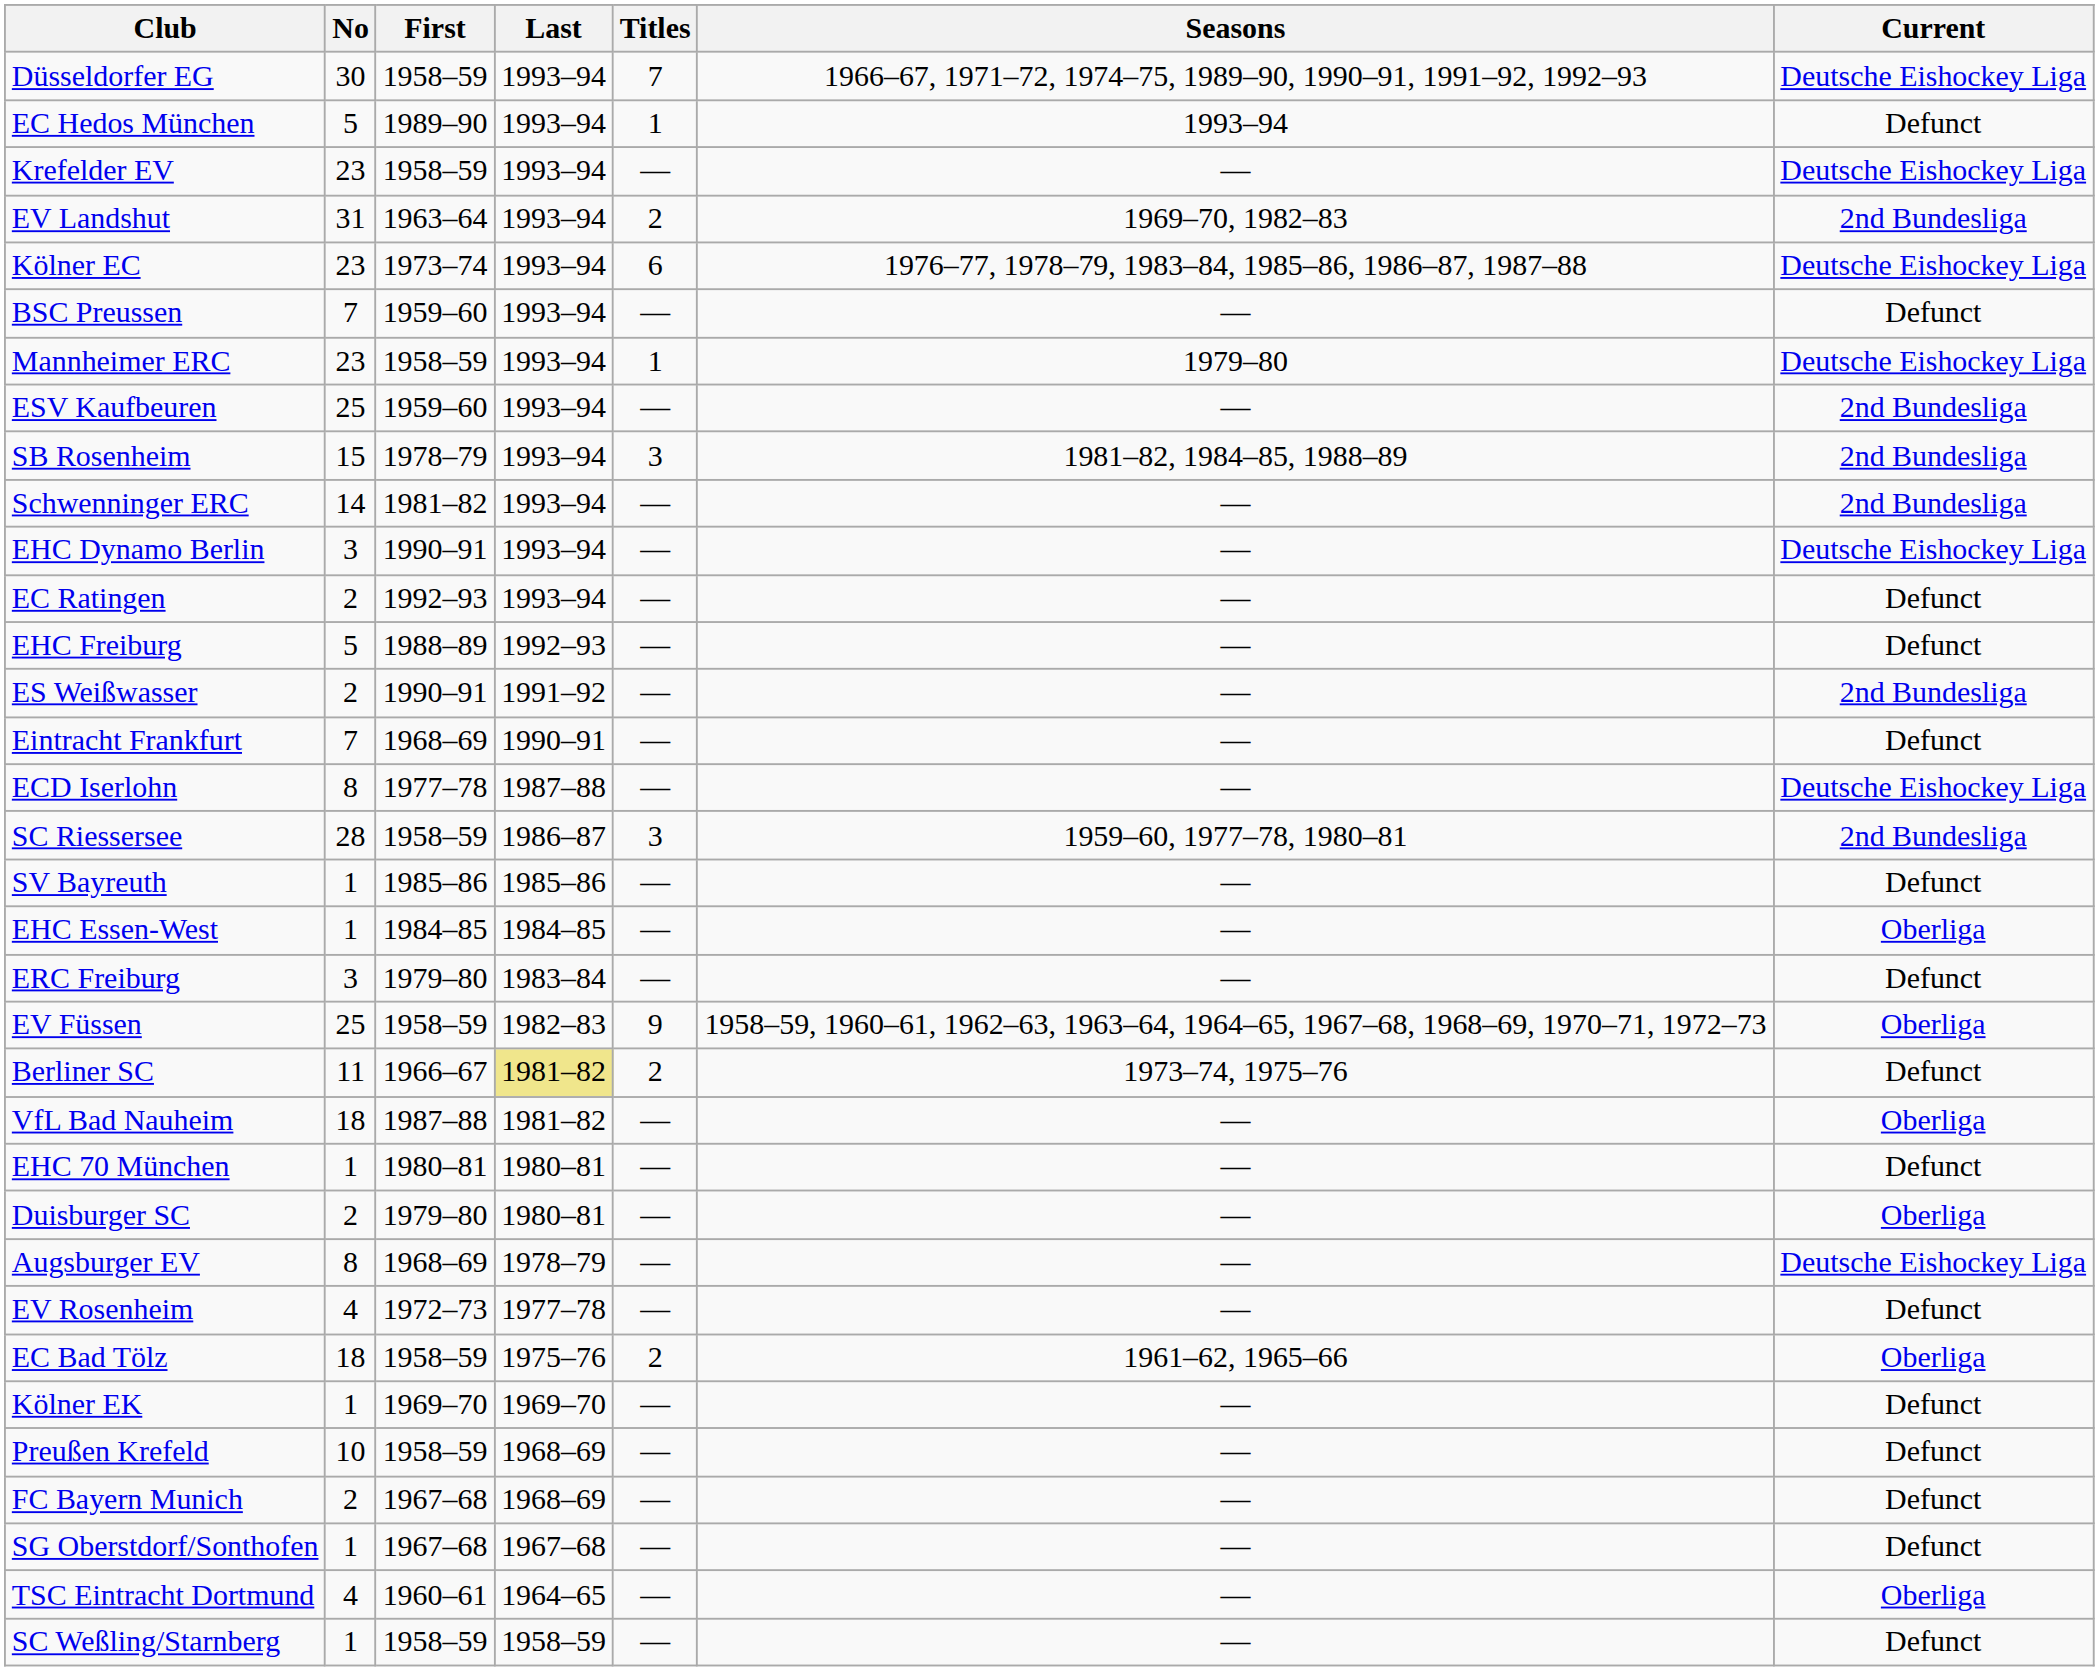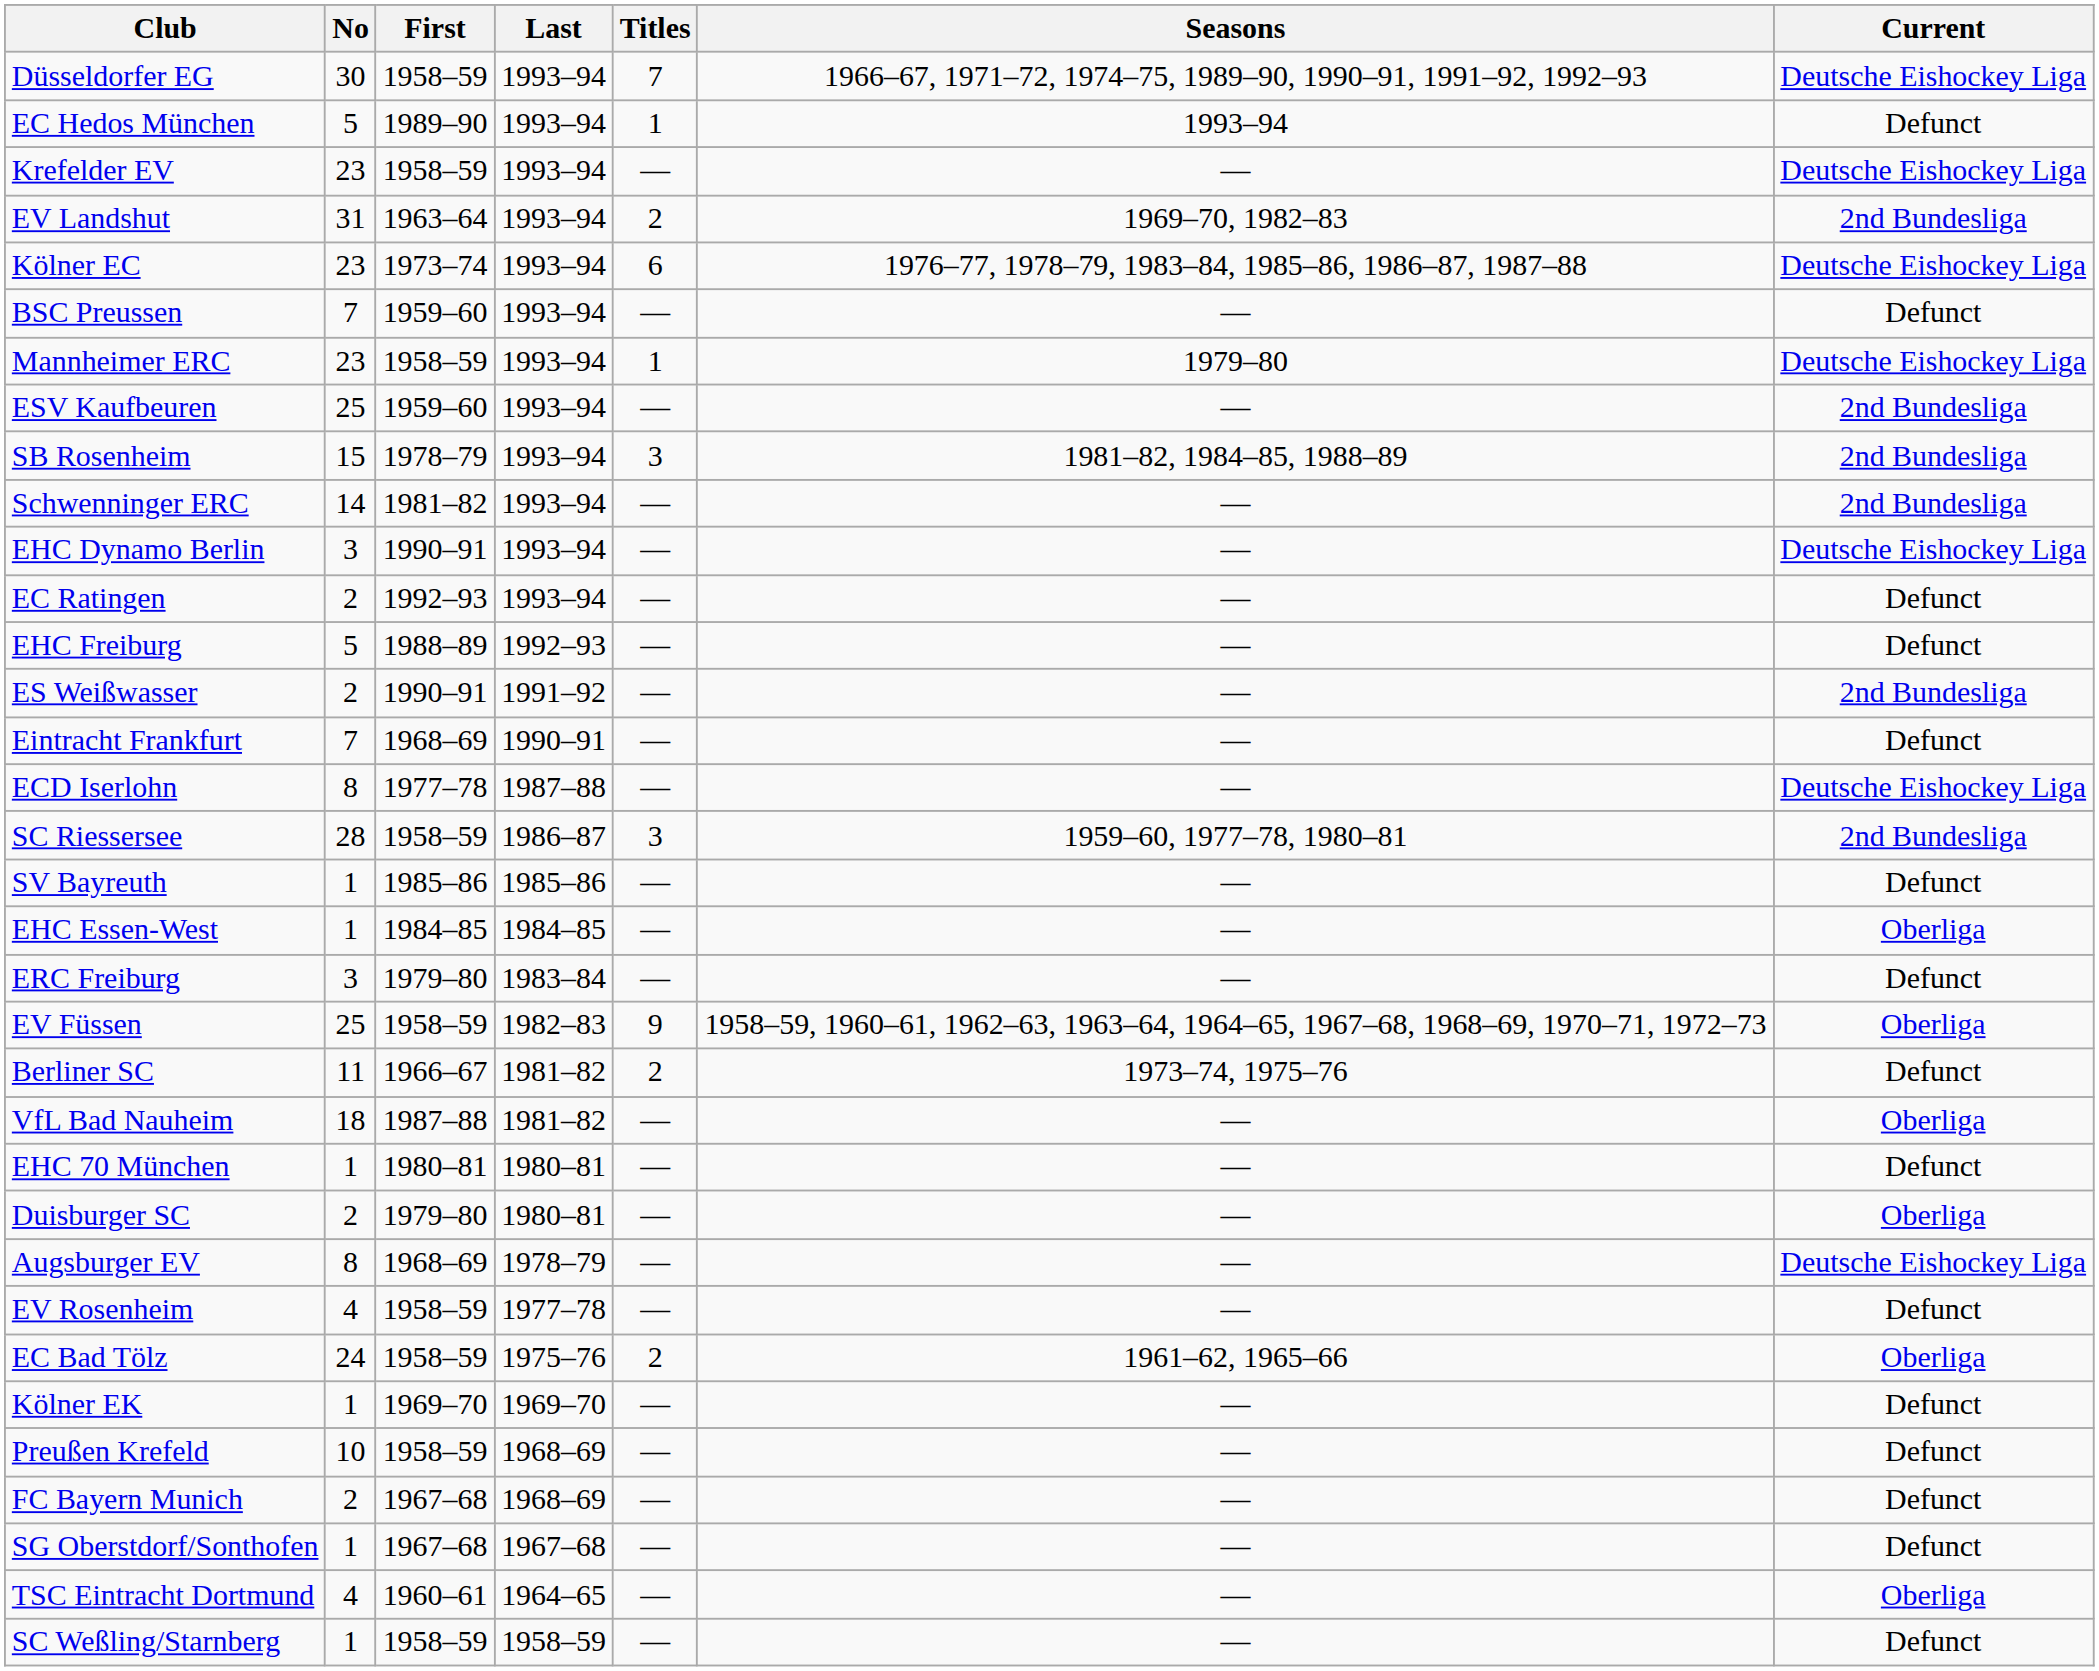(554, 1072) khaki background -> (554, 1072) no background
(435, 1309) 1972–73 -> (435, 1309) 1958–59
(351, 1356) 18 -> (351, 1356) 24
